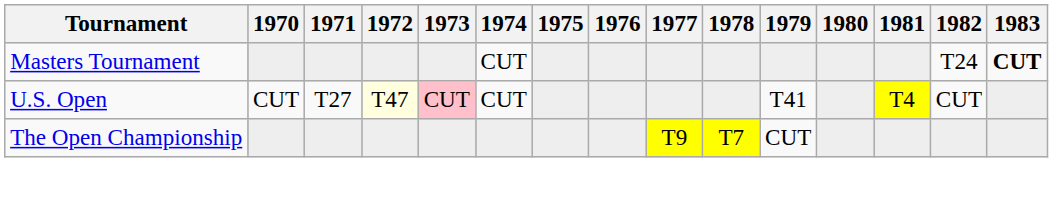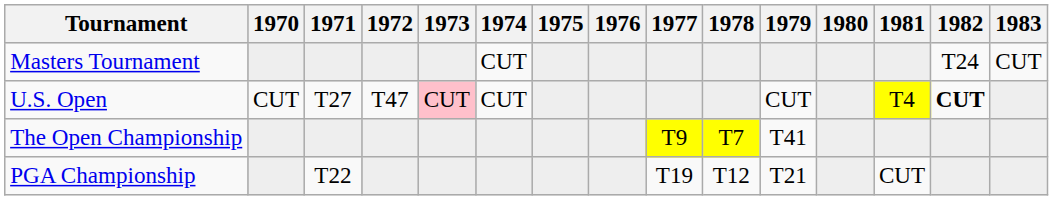(1017, 61) bold -> (1018, 61) normal
(390, 99) lightyellow background -> (390, 99) no background
(788, 99) T41 -> (788, 99) CUT
(959, 99) normal -> (960, 99) bold
(788, 138) CUT -> (788, 138) T41
+ row: (103, 176)
